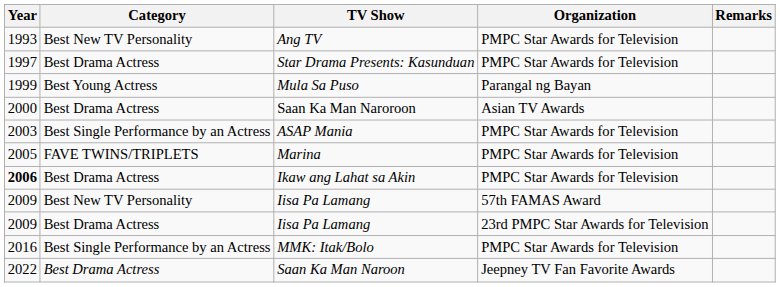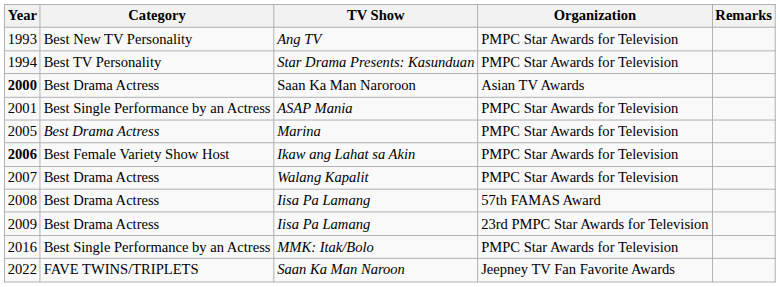(22, 62) 1997 -> (22, 62) 1994
(101, 62) Best Drama Actress -> (102, 62) Best TV Personality
- row: (318, 85)
(22, 108) normal -> (22, 85) bold
(22, 131) 2003 -> (22, 108) 2001
(121, 154) FAVE TWINS/TRIPLETS -> (101, 131) Best Drama Actress
(101, 177) Best Drama Actress -> (137, 154) Best Female Variety Show Host
+ row: (323, 177)
(22, 200) 2009 -> (22, 200) 2008
(118, 200) Best New TV Personality -> (101, 200) Best Drama Actress
(101, 270) Best Drama Actress -> (121, 270) FAVE TWINS/TRIPLETS
